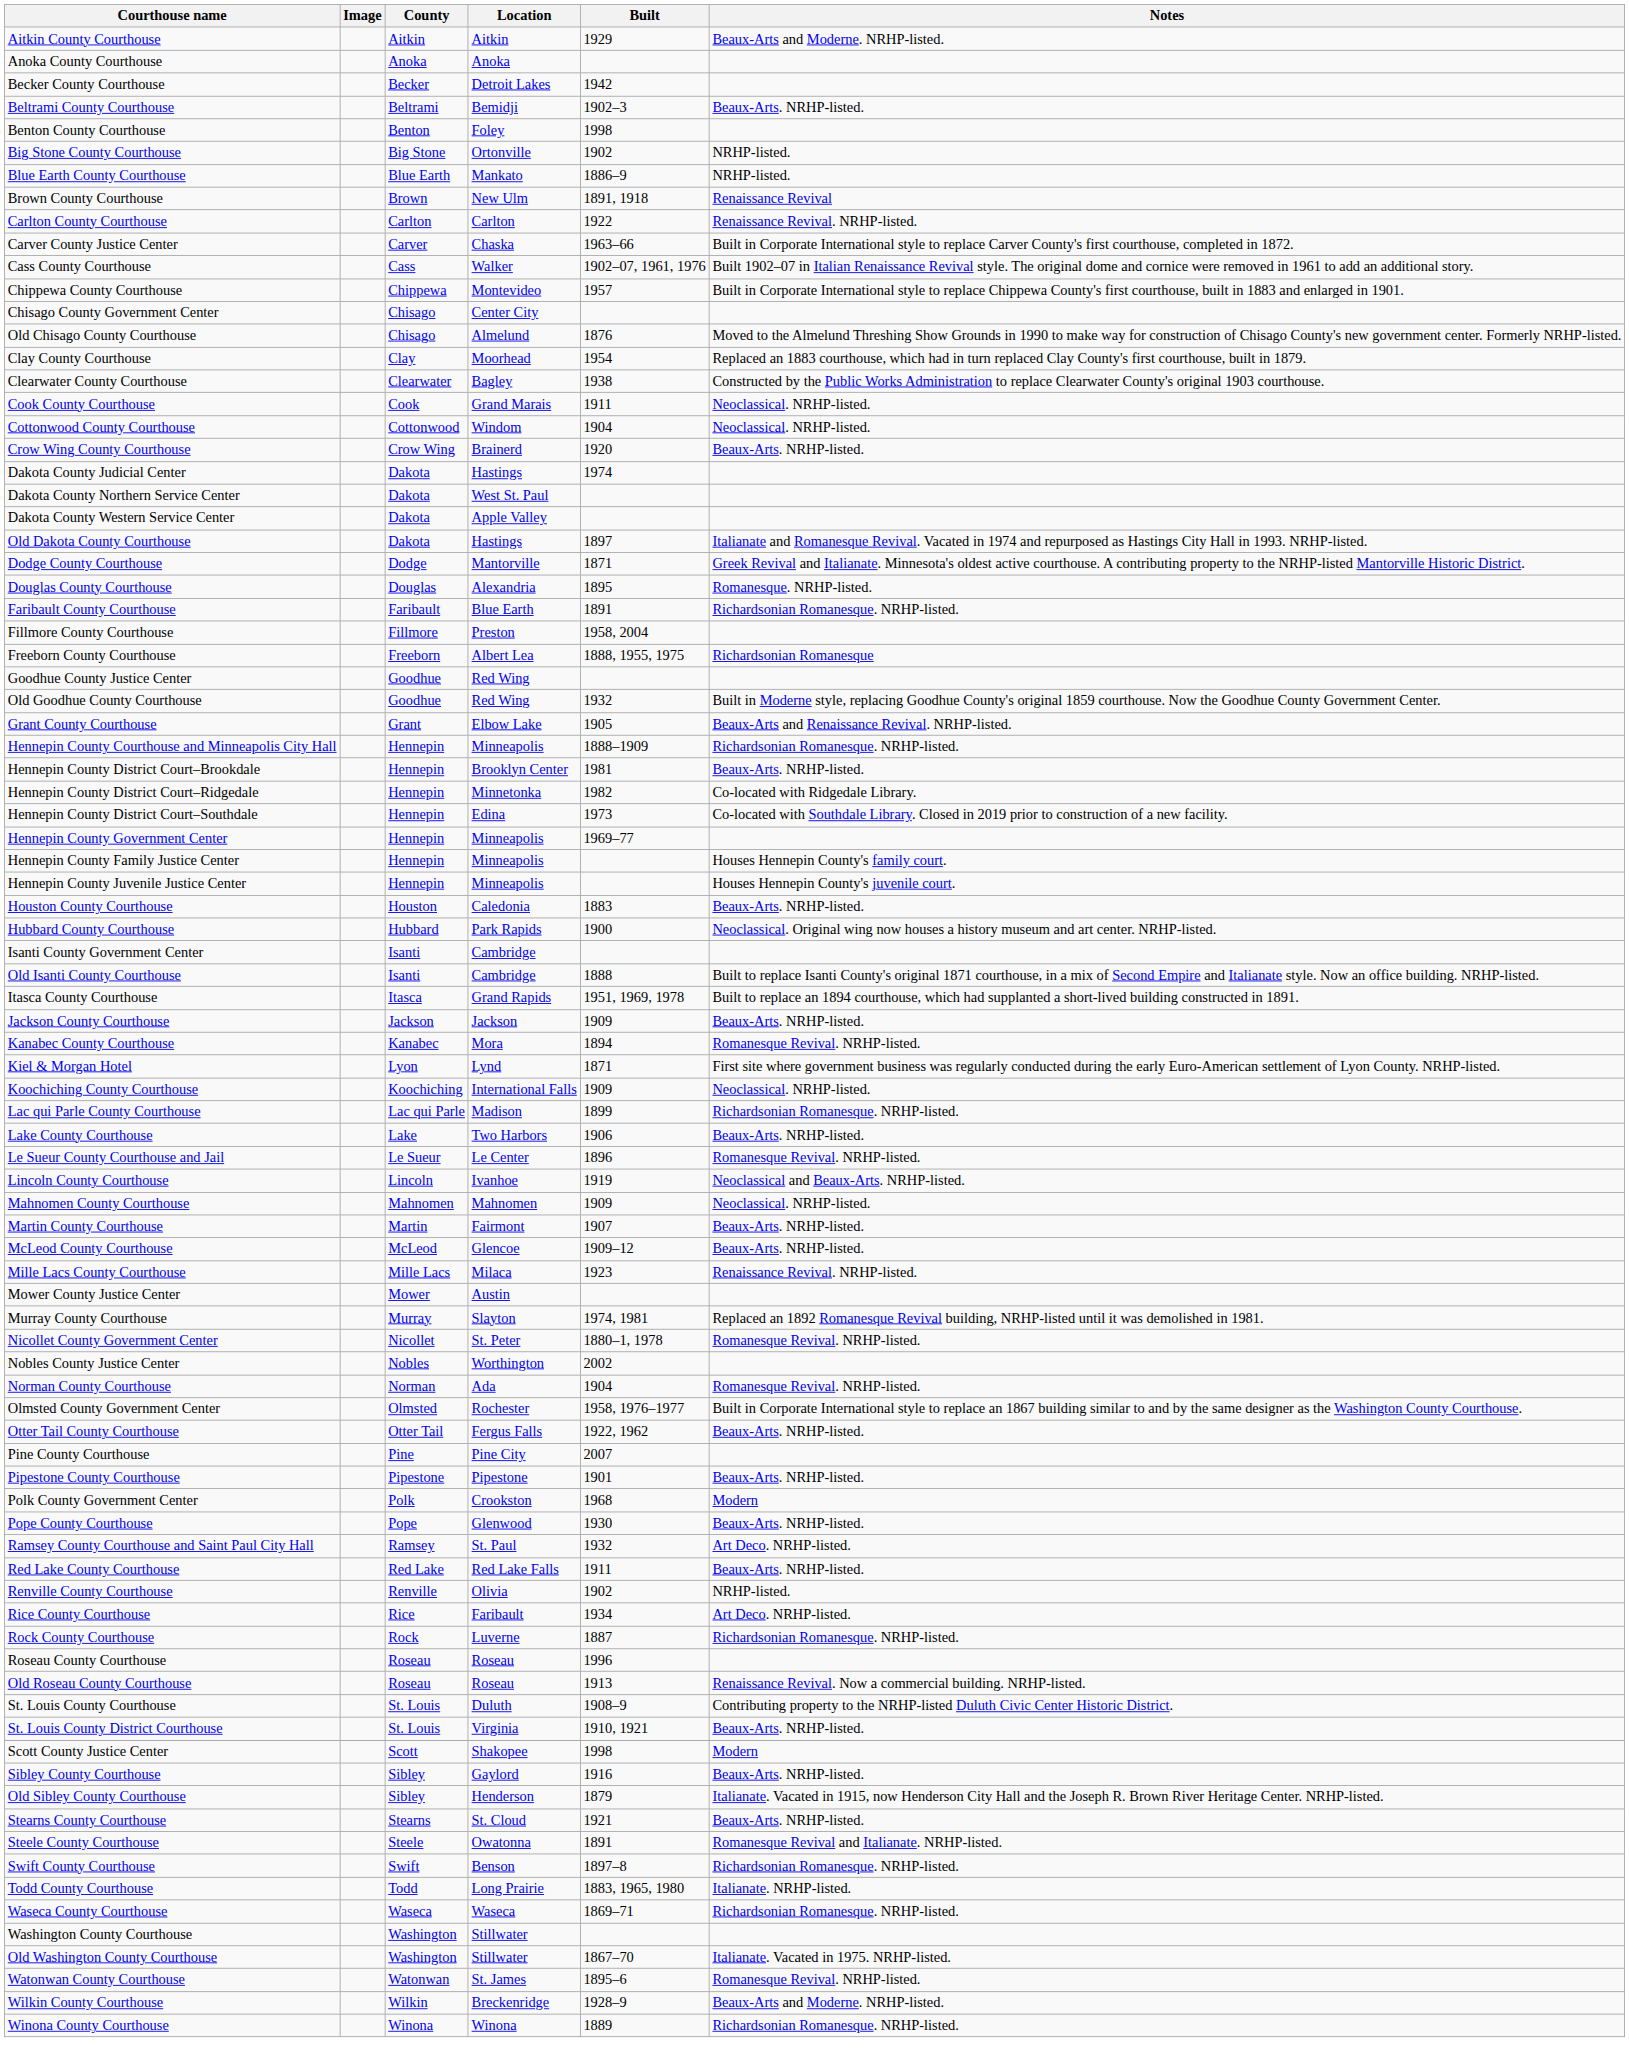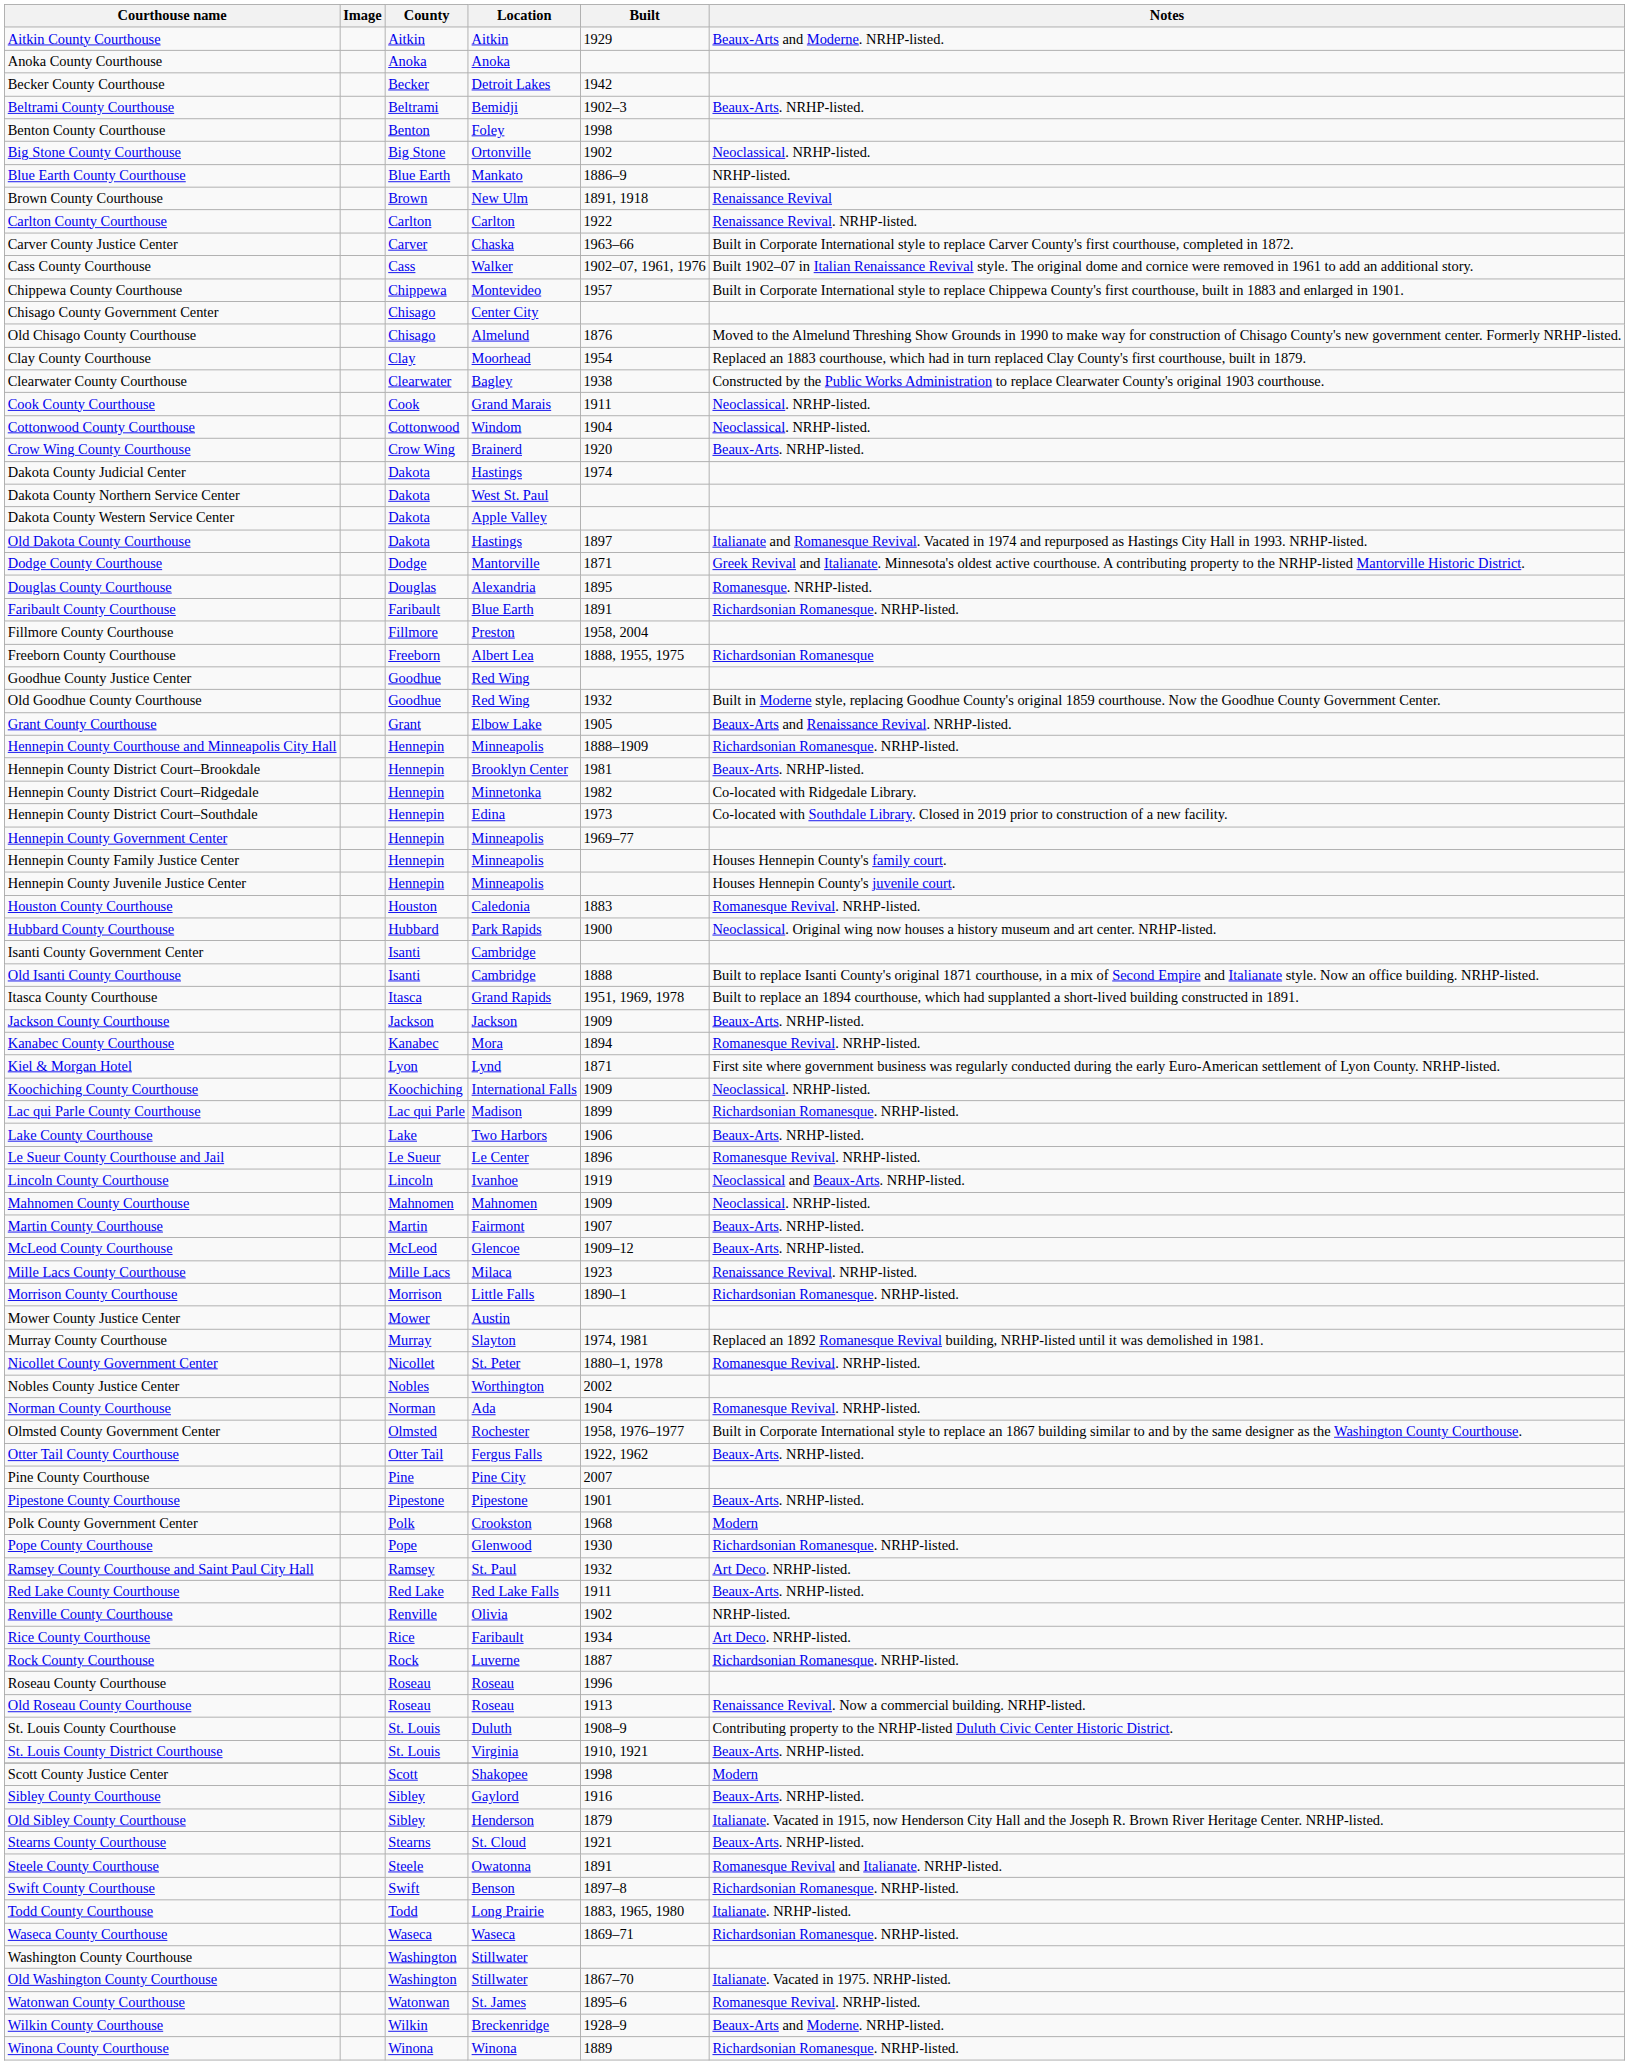(751, 152) NRHP-listed. -> (791, 152) Neoclassical. NRHP-listed.
(788, 906) Beaux-Arts. NRHP-listed. -> (816, 906) Romanesque Revival. NRHP-listed.
+ row: (93, 1294)
(788, 1523) Beaux-Arts. NRHP-listed. -> (836, 1546) Richardsonian Romanesque. NRHP-listed.
